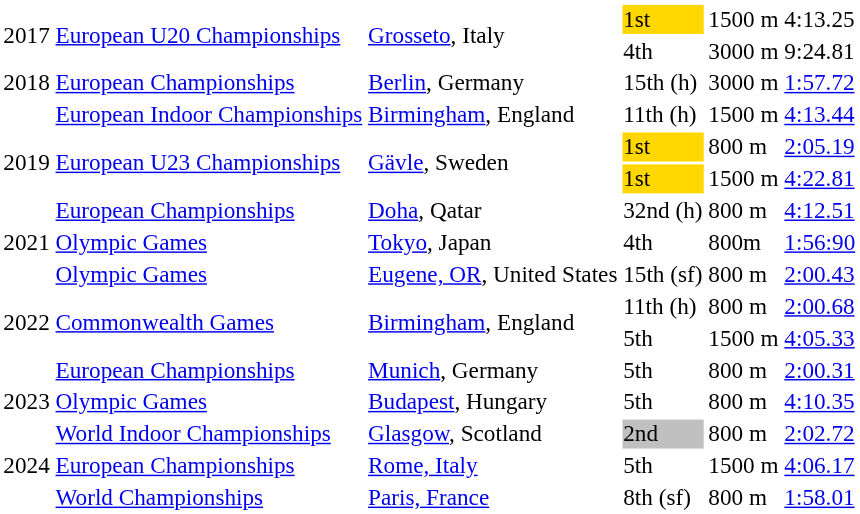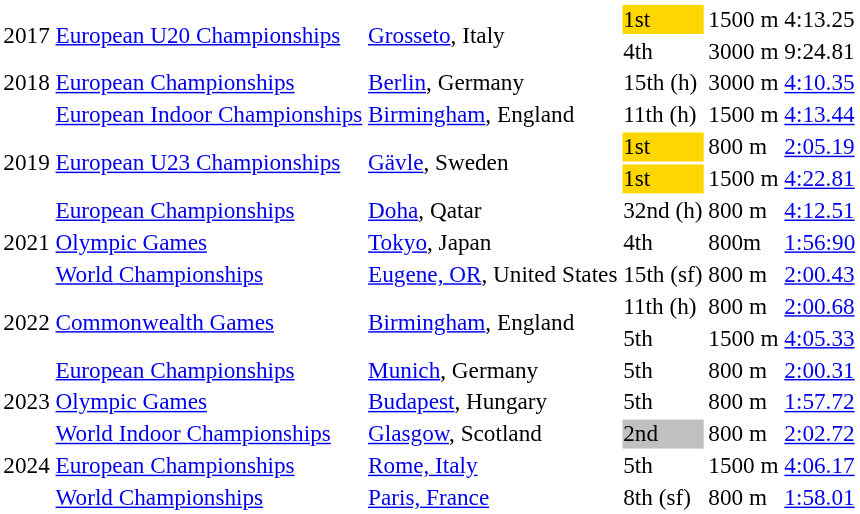(819, 82) 1:57.72 -> (819, 82) 4:10.35
(131, 274) Olympic Games -> (159, 274) World Championships
(819, 401) 4:10.35 -> (819, 401) 1:57.72
